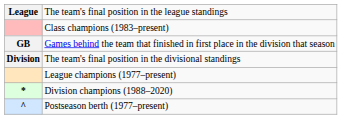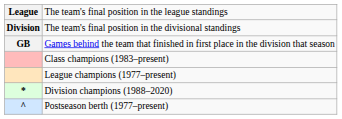rows swapped: (142, 59) <-> (107, 27)
